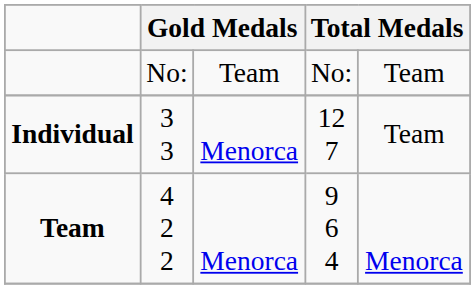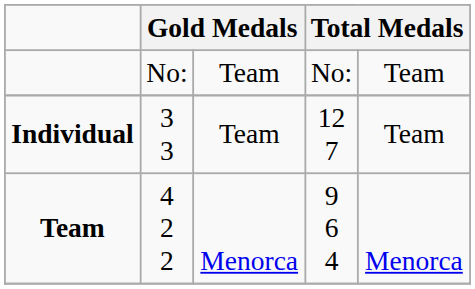(249, 150) Menorca -> (249, 134) Team
